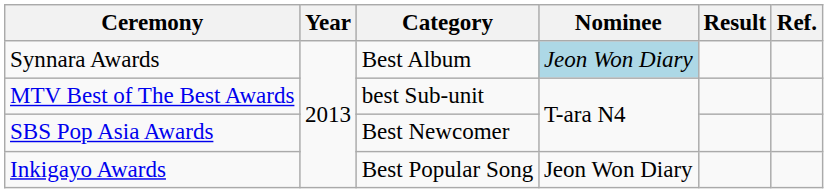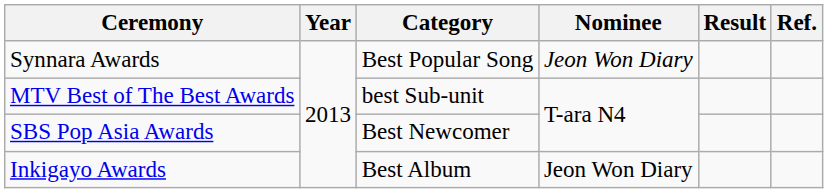(416, 59) Best Album -> (447, 59) Best Popular Song
(618, 59) lightblue background -> (618, 59) no background
(447, 168) Best Popular Song -> (416, 168) Best Album
